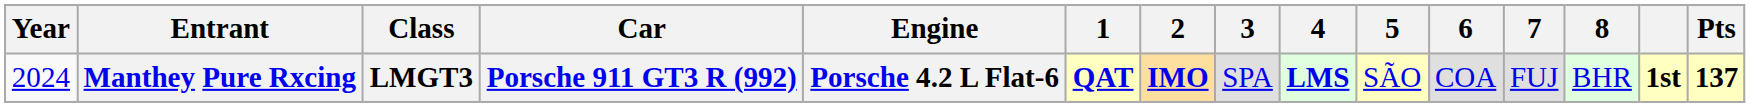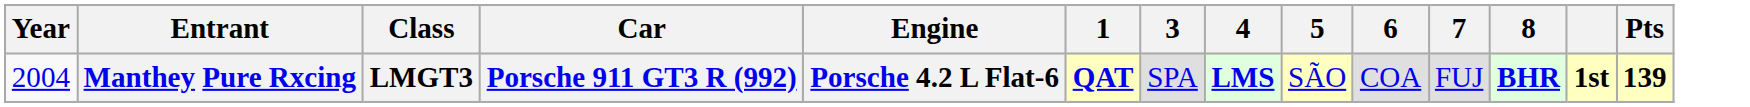- column: (1178, 28)
(41, 76) 2024 -> (41, 76) 2004
(1602, 76) normal -> (1529, 76) bold
(1716, 76) 137 -> (1645, 76) 139
